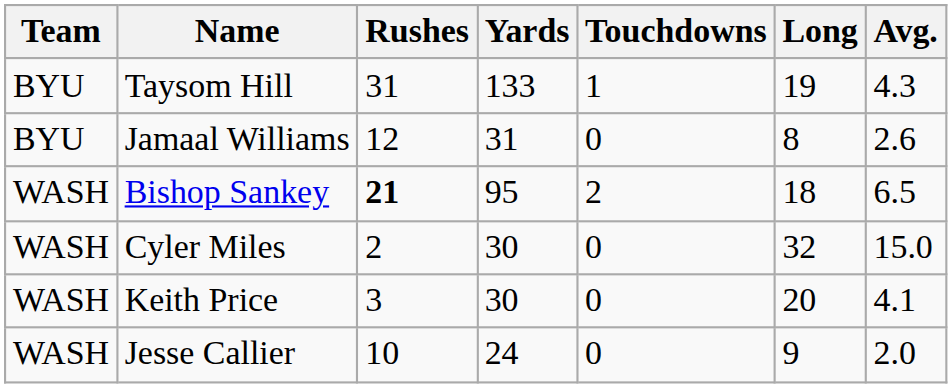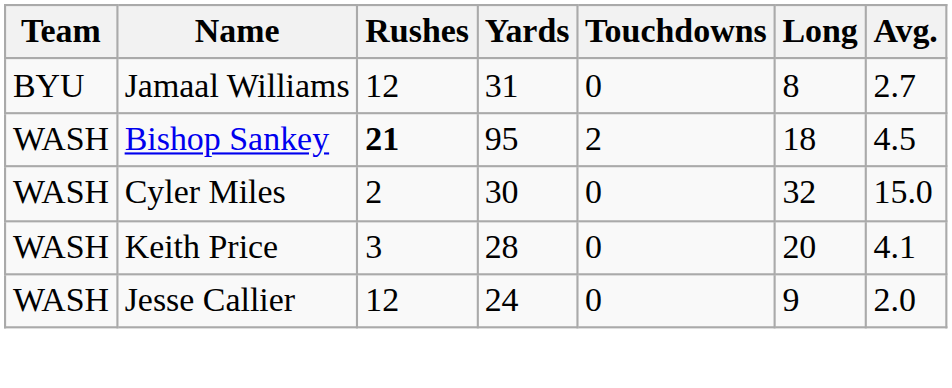- row: (209, 85)
(895, 138) 2.6 -> (895, 85) 2.7
(895, 192) 6.5 -> (895, 138) 4.5
(502, 300) 30 -> (502, 246) 28
(382, 354) 10 -> (382, 300) 12
